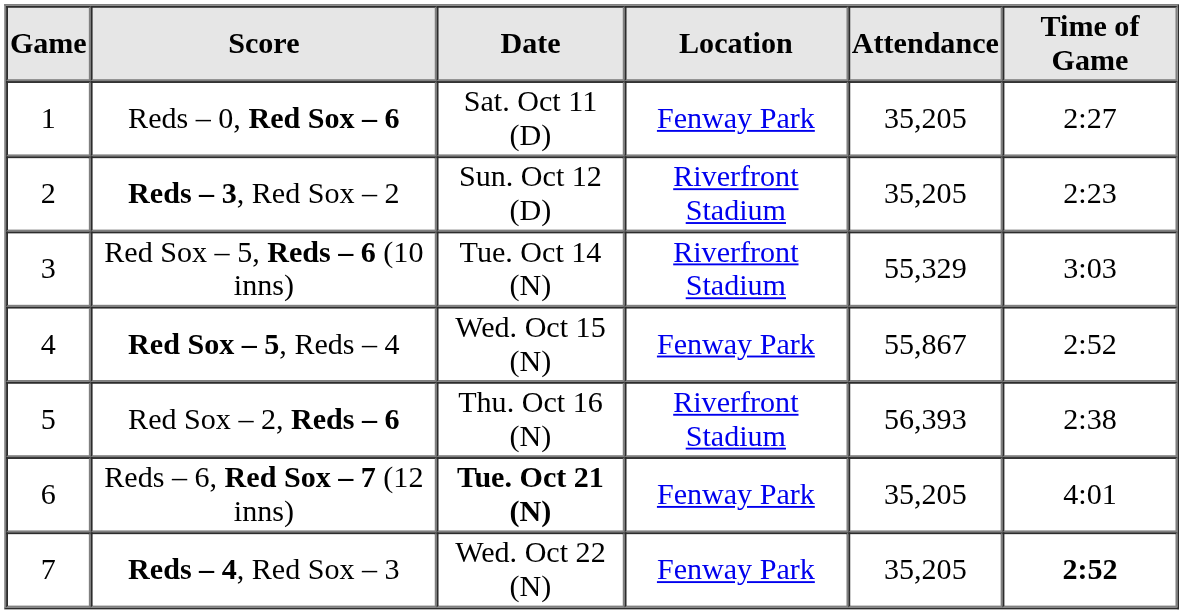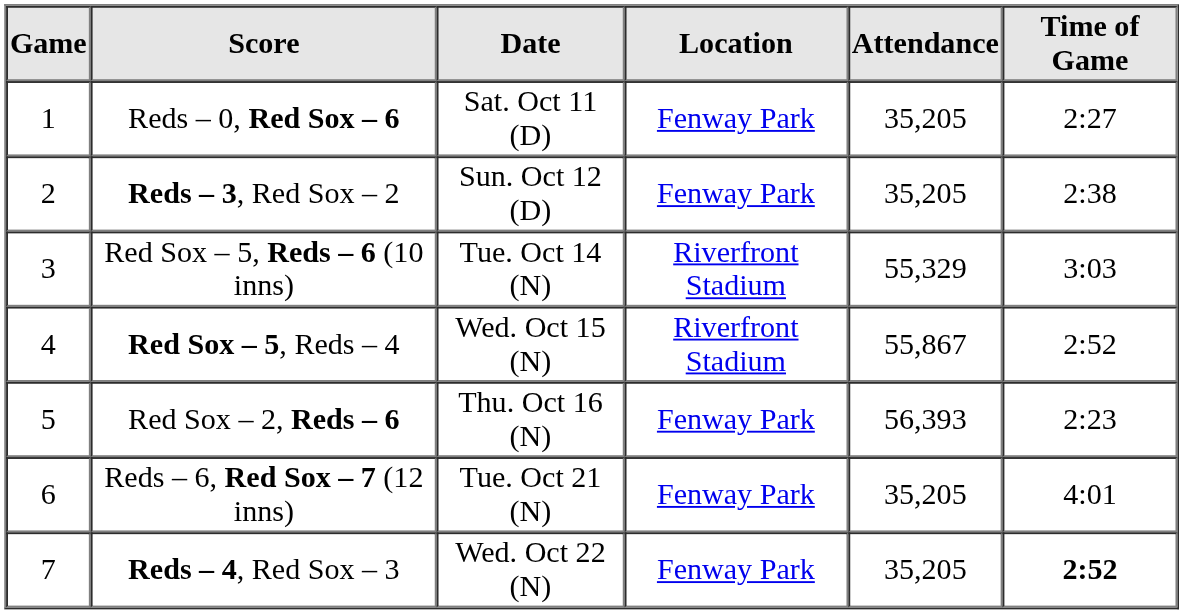(736, 193) Riverfront Stadium -> (736, 193) Fenway Park
(1090, 193) 2:23 -> (1090, 193) 2:38
(736, 343) Fenway Park -> (736, 343) Riverfront Stadium
(736, 419) Riverfront Stadium -> (736, 419) Fenway Park
(1090, 419) 2:38 -> (1090, 419) 2:23
(530, 494) bold -> (530, 494) normal
